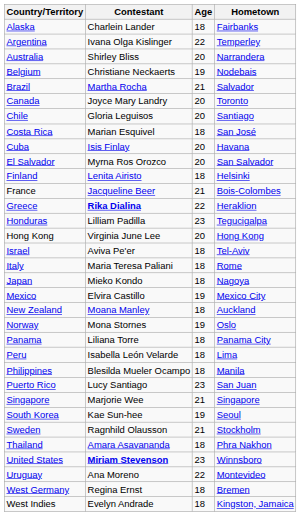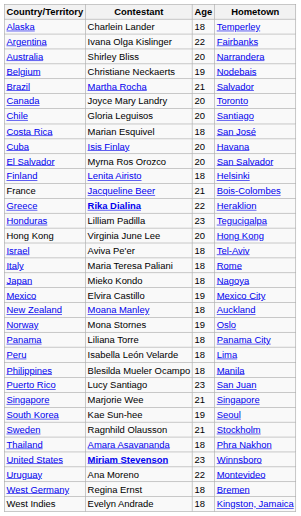(237, 27) Fairbanks -> (238, 27) Temperley
(238, 42) Temperley -> (237, 42) Fairbanks
